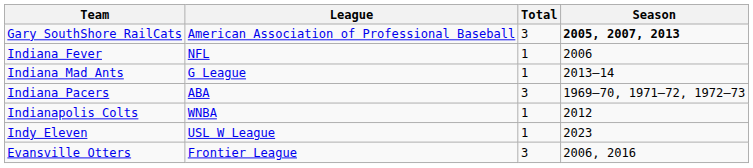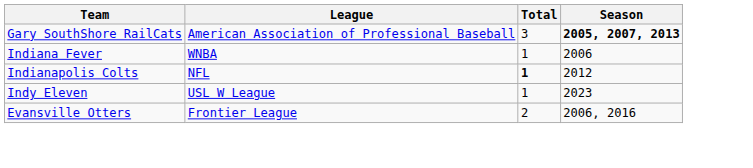(199, 54) NFL -> (202, 54) WNBA
- row: (66, 73)
- row: (58, 93)
(202, 113) WNBA -> (199, 73) NFL
(525, 113) normal -> (525, 73) bold
(525, 152) 3 -> (525, 113) 2
